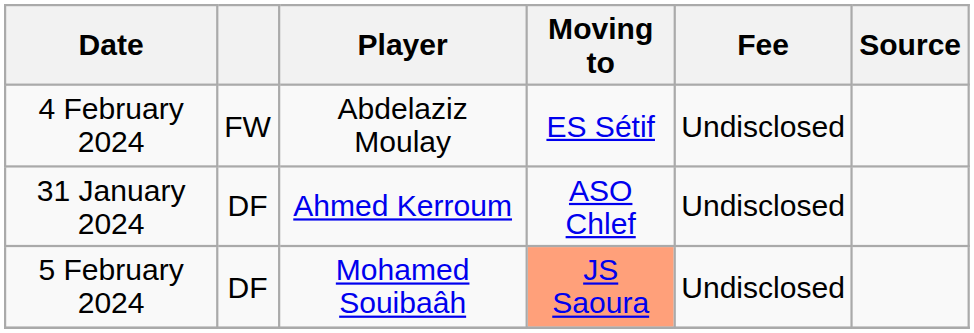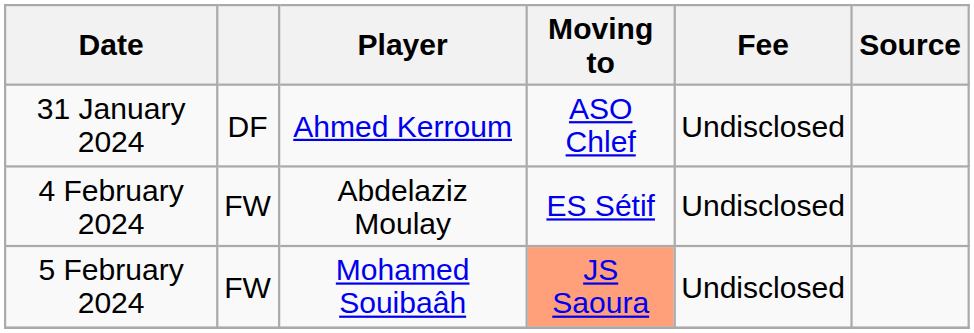rows swapped: (111, 206) <-> (111, 125)
(248, 287) DF -> (248, 287) FW
